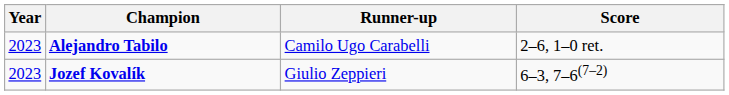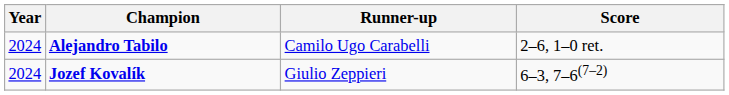(25, 45) 2023 -> (25, 45) 2024
(25, 74) 2023 -> (25, 74) 2024
